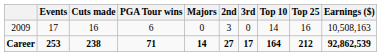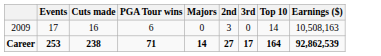- column: (306, 12)
